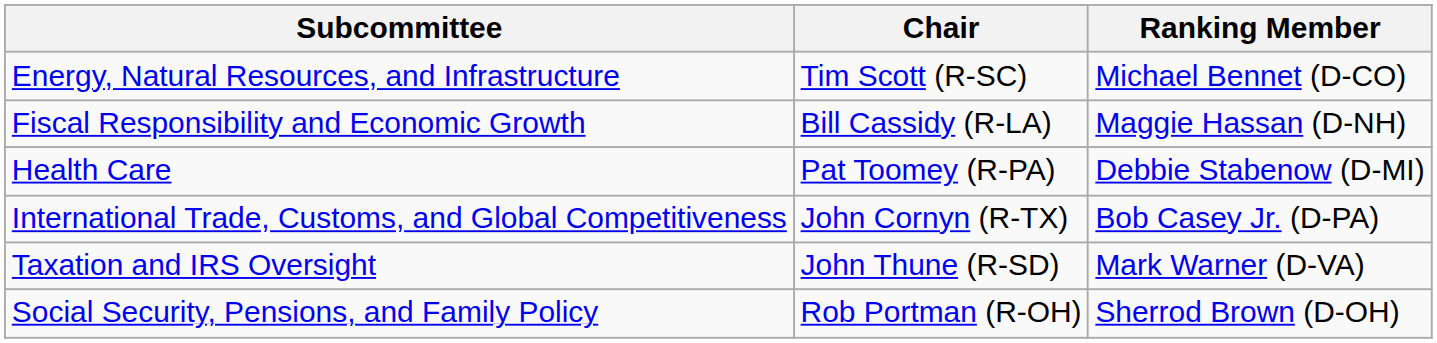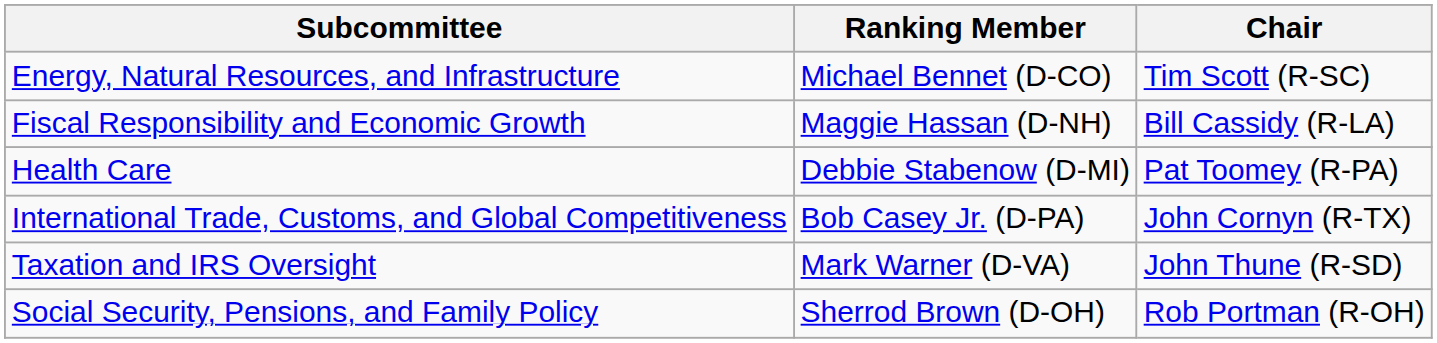columns swapped: (941, 28) <-> (1260, 28)
